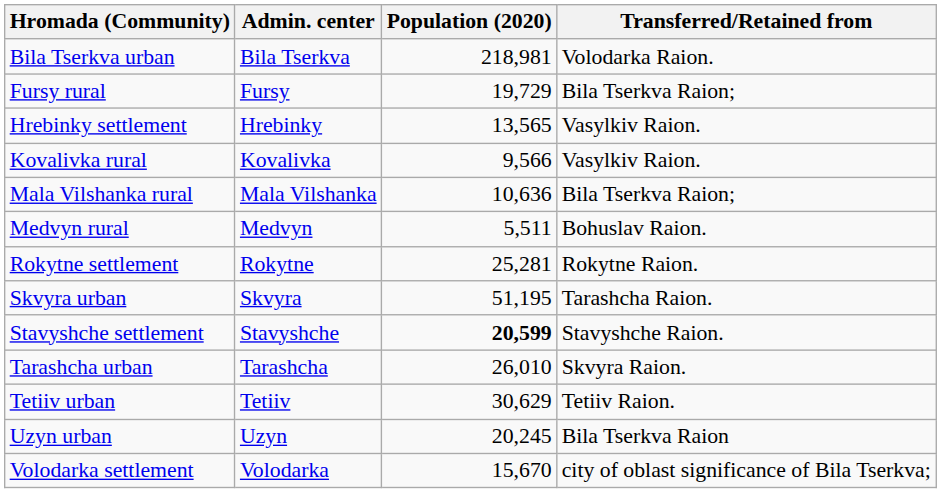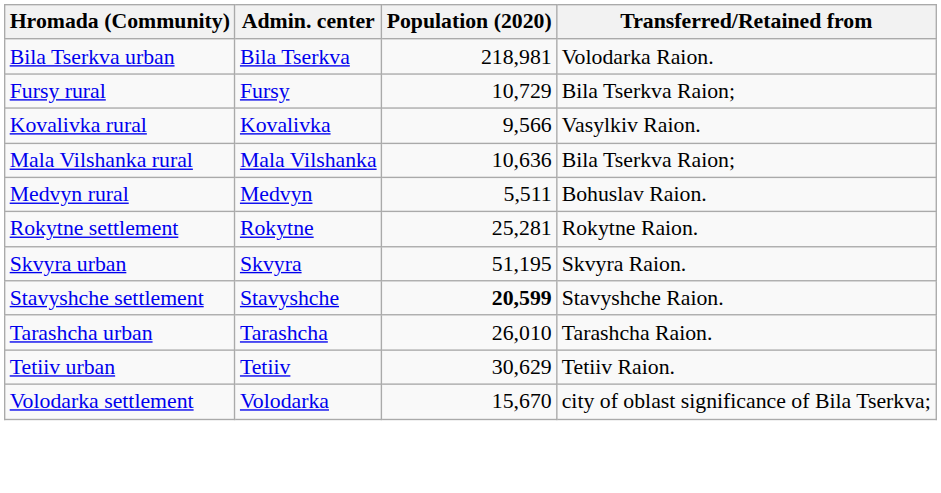(522, 90) 19,729 -> (522, 90) 10,729
- row: (98, 125)
(637, 297) Tarashcha Raion. -> (624, 263) Skvyra Raion.
(624, 366) Skvyra Raion. -> (637, 332) Tarashcha Raion.
- row: (61, 435)
